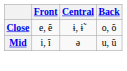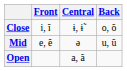(46, 27) e, ẽ -> (46, 27) i, ĩ
(46, 43) i, ĩ -> (46, 43) e, ẽ
+ row: (18, 58)
